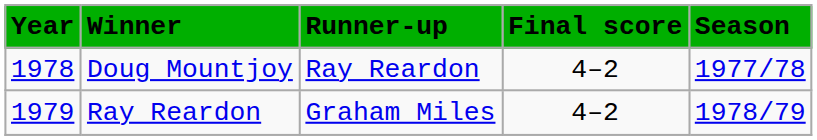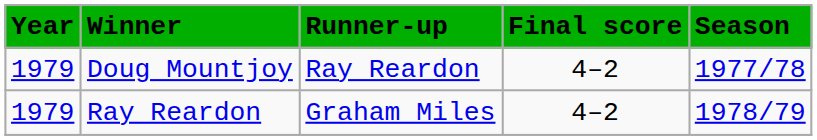(43, 70) 1978 -> (43, 70) 1979
